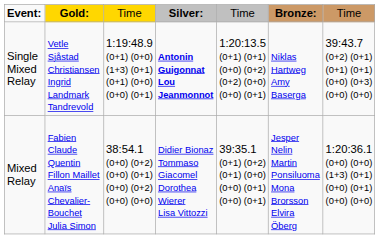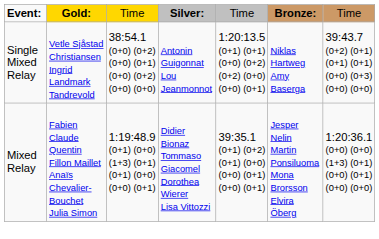(129, 68) 1:19:48.9 (0+1) (0+0) (1+3) (0+1) (0+1) (0+0) (0+0) (0+1) -> (132, 62) 38:54.1 (0+0) (0+2) (0+0) (0+1) (0+0) (0+2) (0+0) (0+0)
(186, 75) bold -> (186, 69) normal
(129, 174) 38:54.1 (0+0) (0+2) (0+0) (0+1) (0+0) (0+2) (0+0) (0+0) -> (132, 162) 1:19:48.9 (0+1) (0+0) (1+3) (0+1) (0+1) (0+0) (0+0) (0+1)
